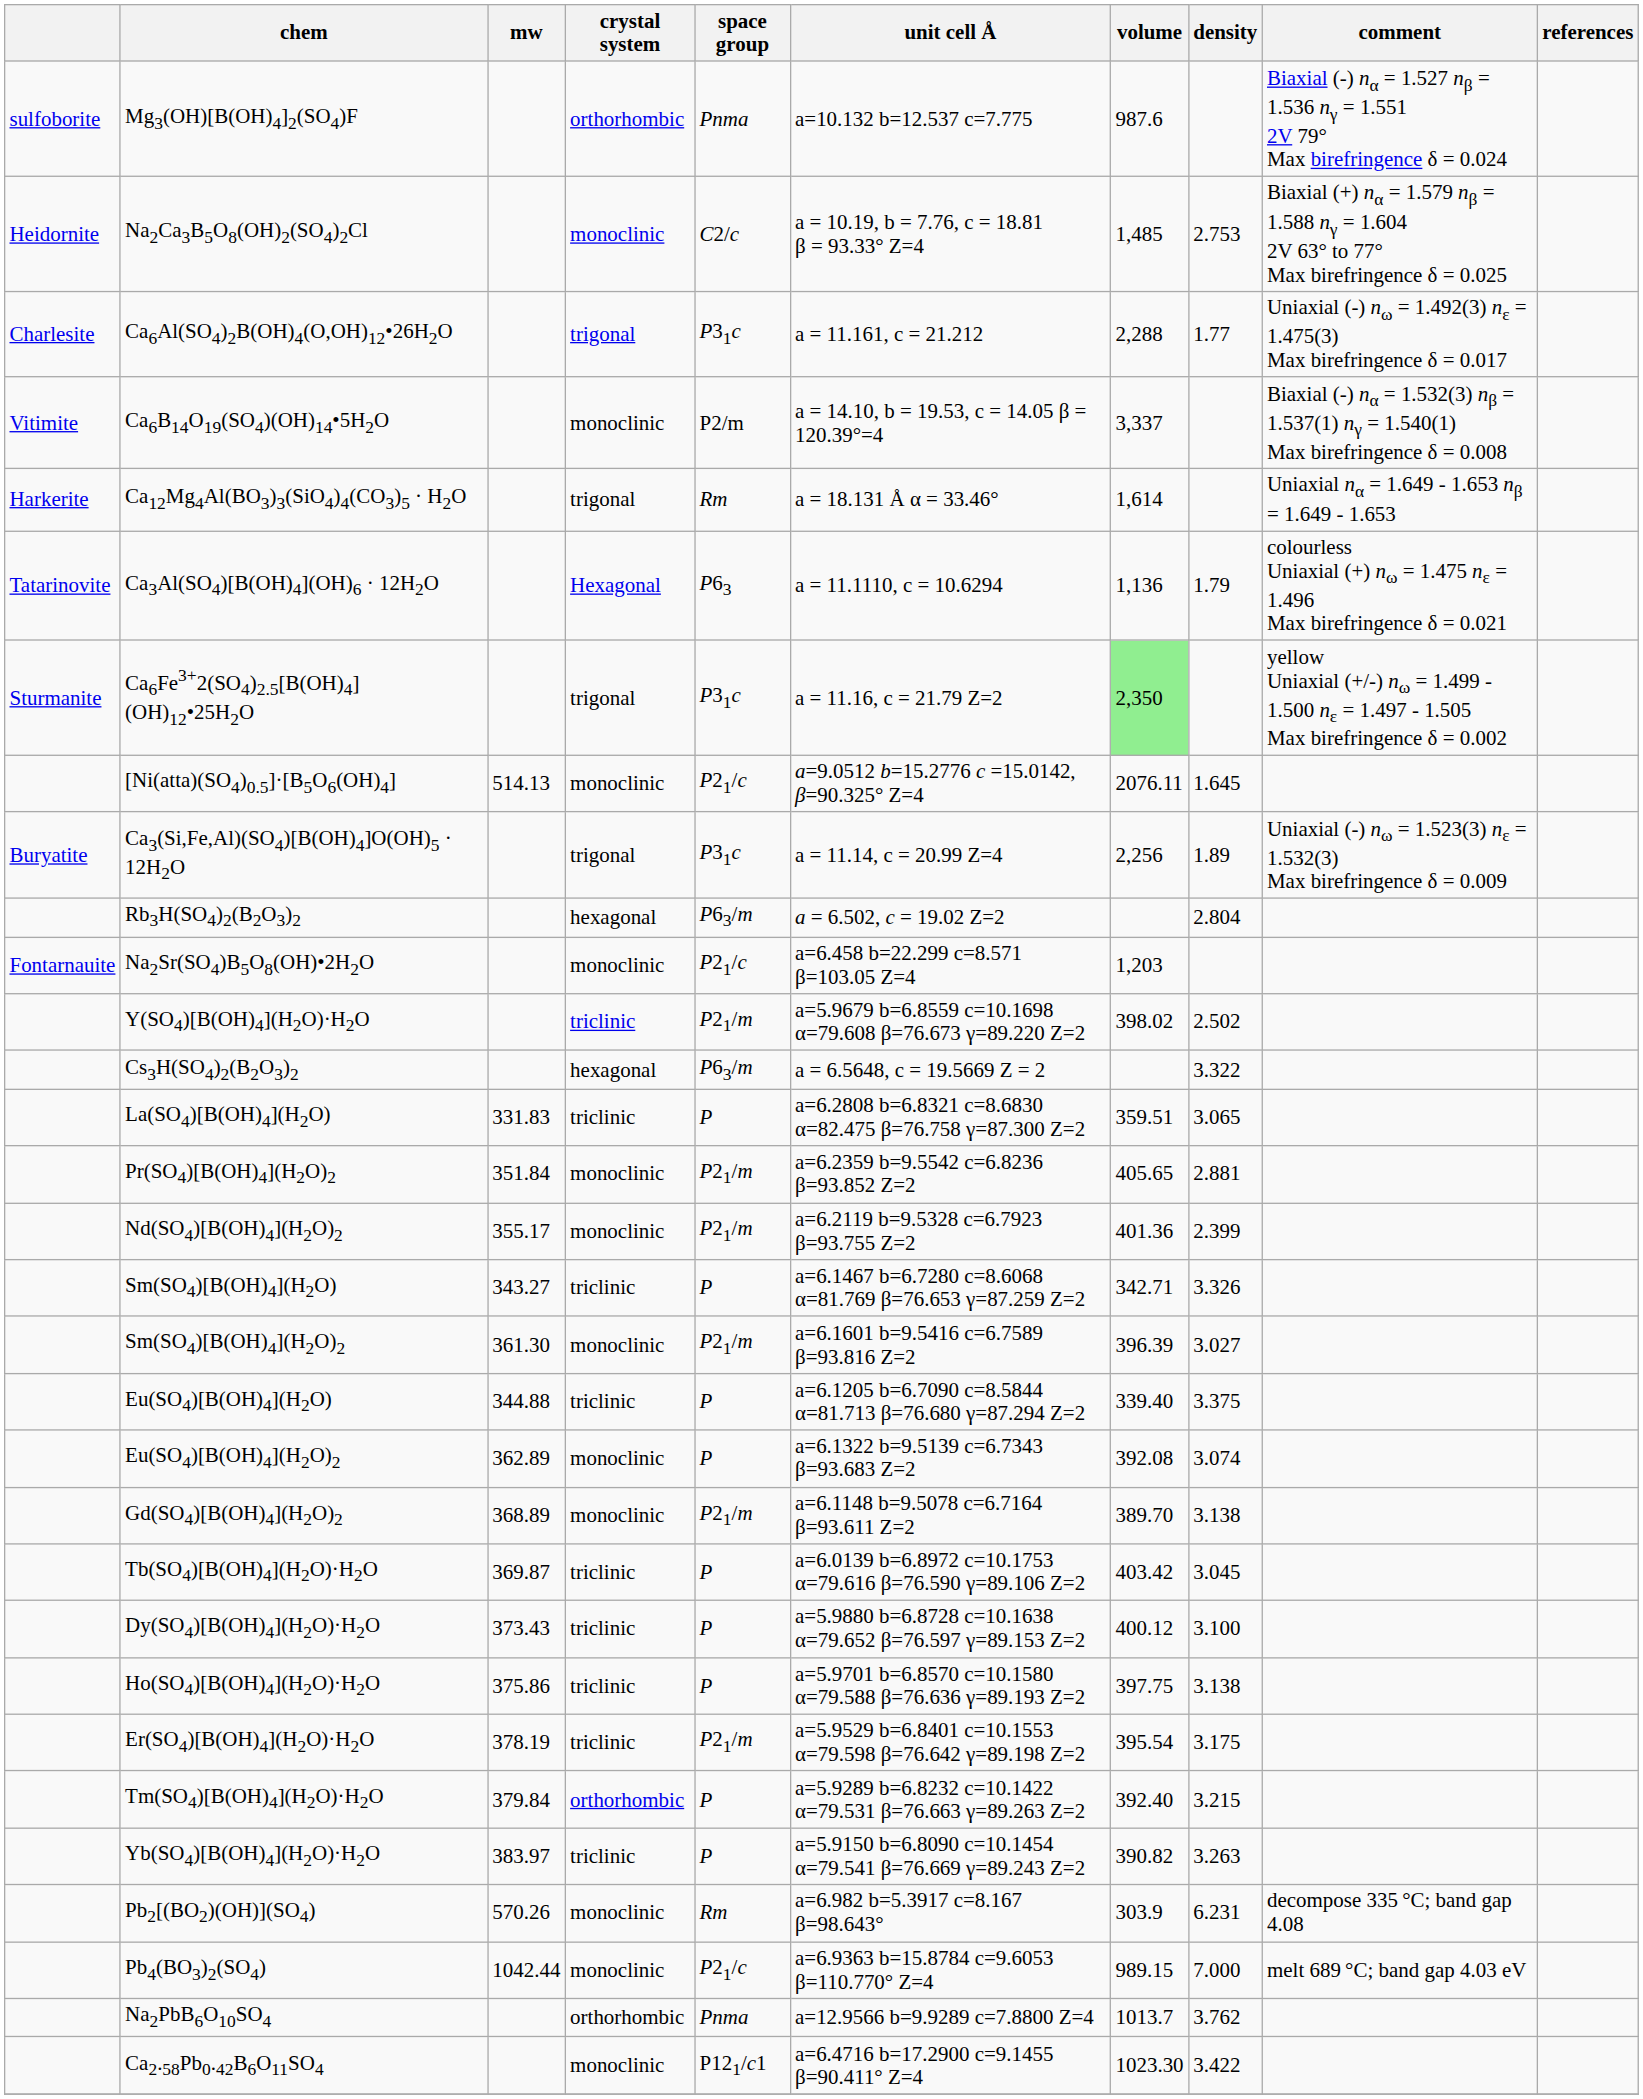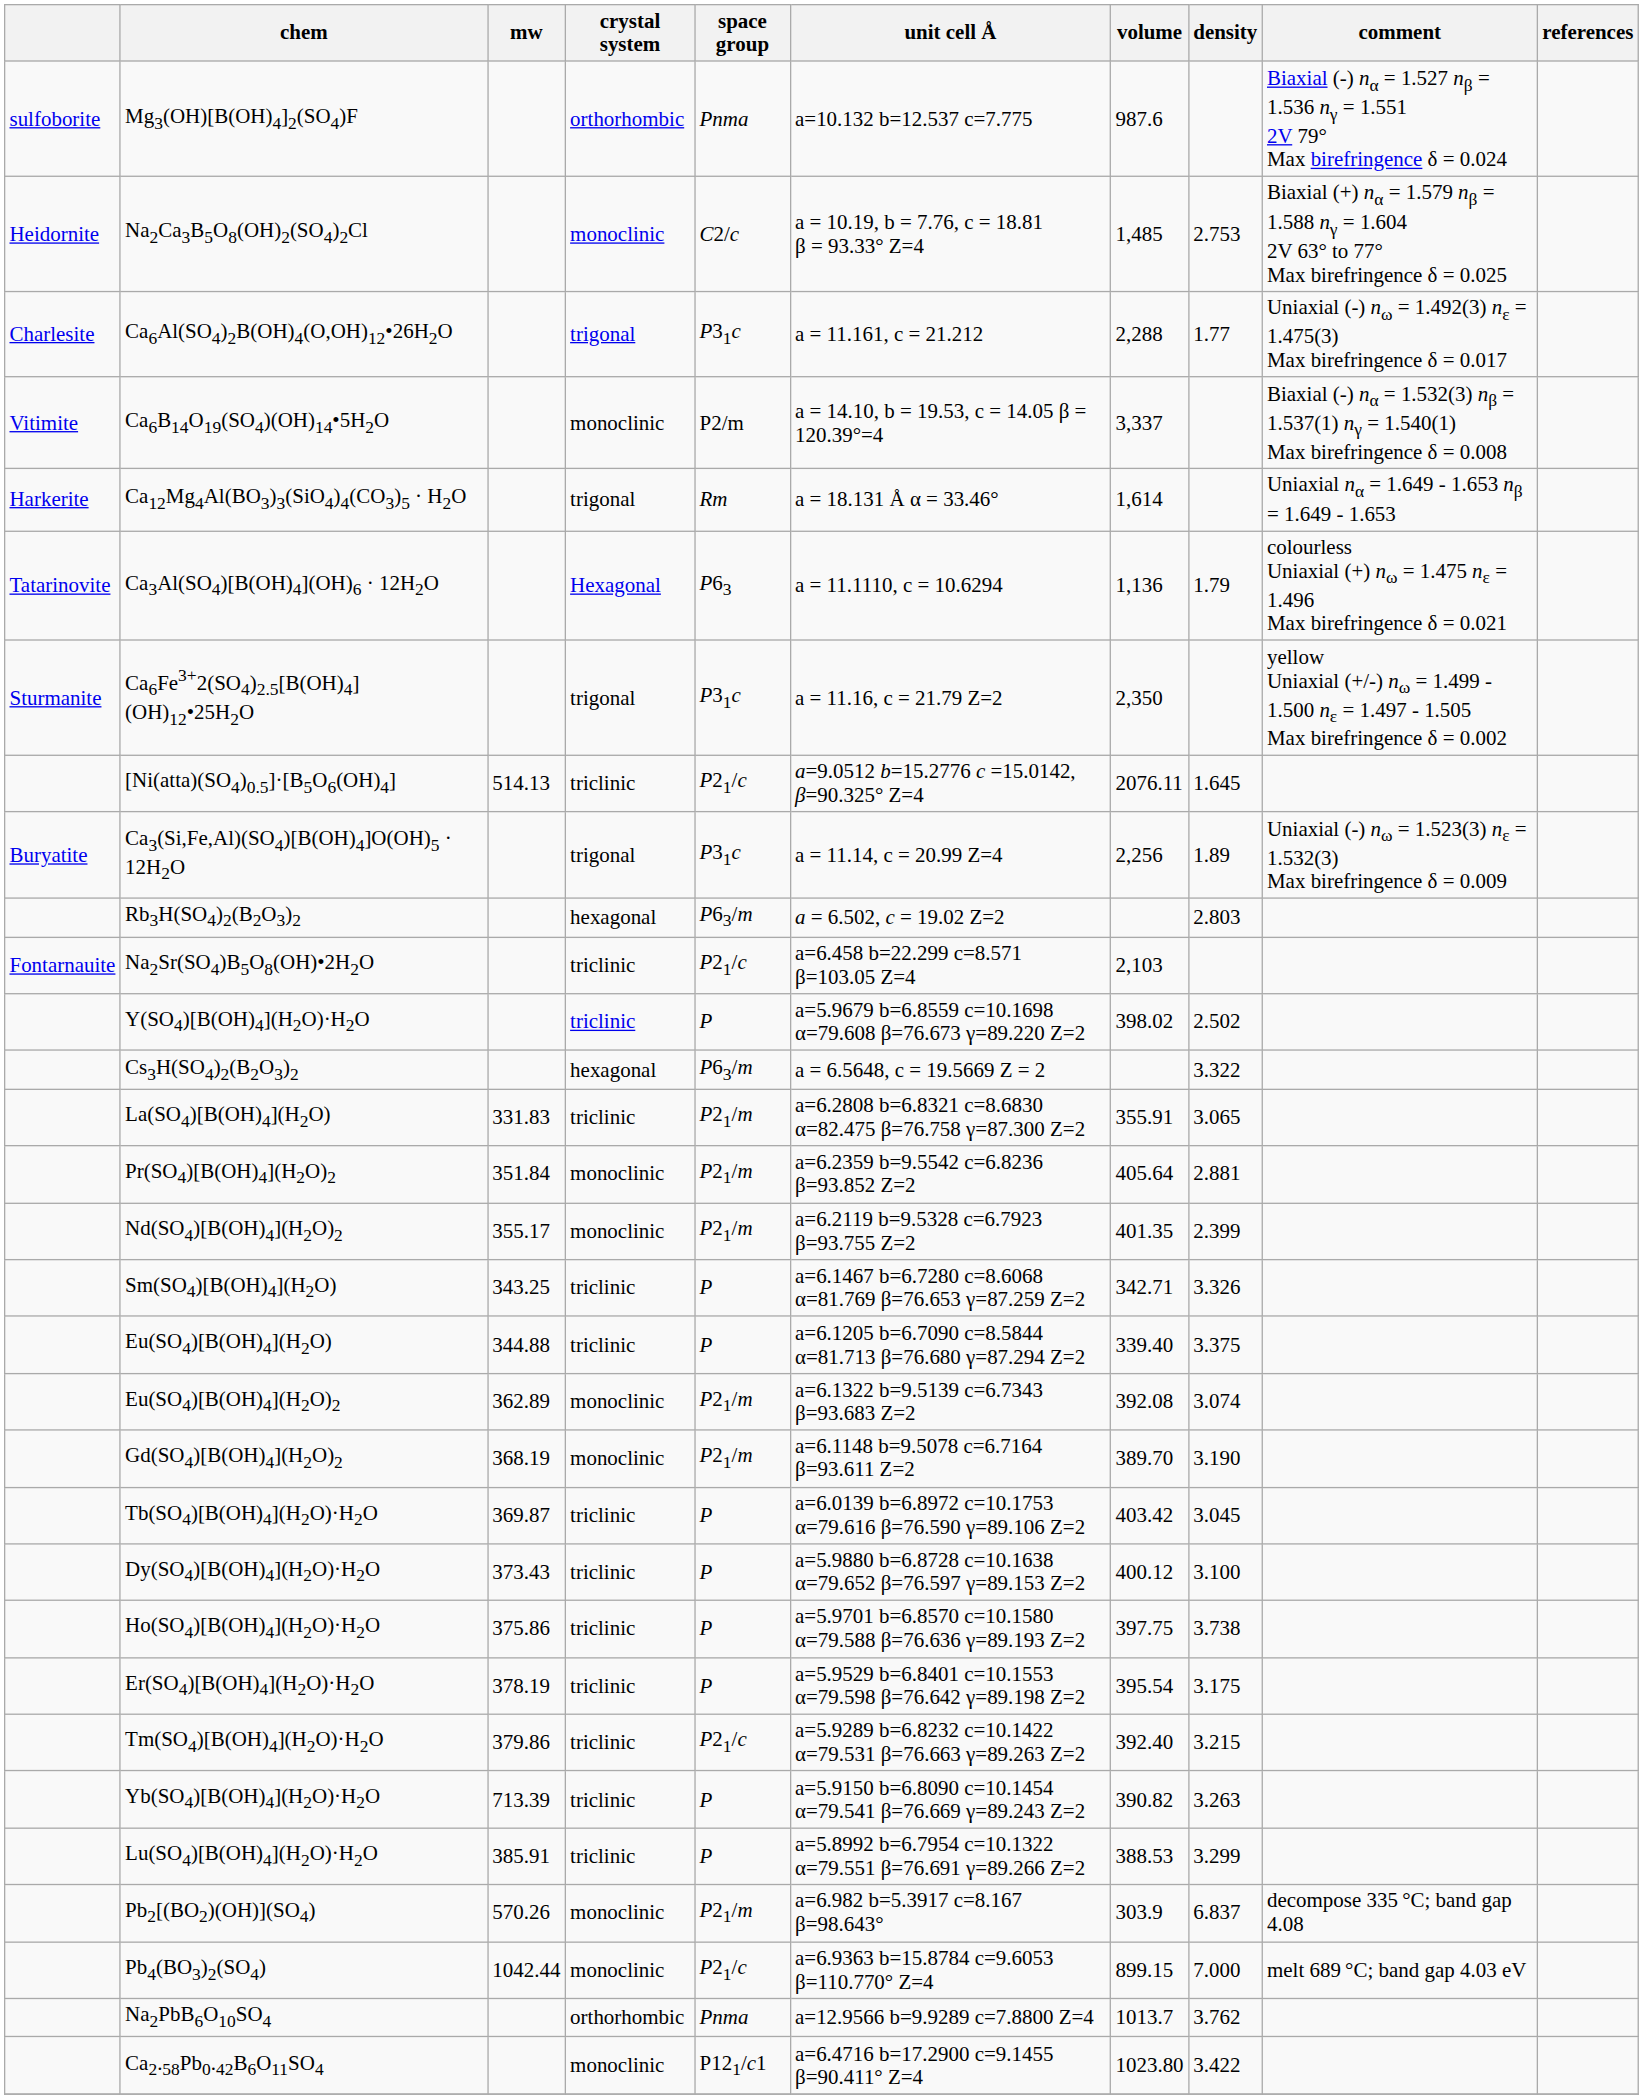(1139, 697) lightgreen background -> (1139, 697) no background
(617, 783) monoclinic -> (603, 783) triclinic
(1217, 917) 2.804 -> (1217, 917) 2.803
(617, 965) monoclinic -> (603, 965) triclinic
(1139, 965) 1,203 -> (1139, 965) 2,103
(726, 1021) P21/m -> (706, 1021) P
(706, 1117) P -> (726, 1117) P21/m
(1144, 1117) 359.51 -> (1144, 1117) 355.91
(1144, 1174) 405.65 -> (1144, 1174) 405.64
(1144, 1231) 401.36 -> (1144, 1231) 401.35
(521, 1287) 343.27 -> (521, 1287) 343.25
- row: (235, 1344)
(706, 1458) P -> (726, 1401) P21/m
(521, 1515) 368.89 -> (521, 1458) 368.19
(1217, 1515) 3.138 -> (1217, 1458) 3.190
(1217, 1685) 3.138 -> (1217, 1628) 3.738
(726, 1742) P21/m -> (706, 1685) P
(521, 1799) 379.84 -> (521, 1742) 379.86
(627, 1799) orthorhombic -> (603, 1742) triclinic
(706, 1799) P -> (723, 1742) P21/c
(521, 1856) 383.97 -> (521, 1799) 713.39
+ row: (251, 1856)
(714, 1912) Rm -> (726, 1912) P21/m
(1217, 1912) 6.231 -> (1217, 1912) 6.837
(1144, 1969) 989.15 -> (1144, 1969) 899.15
(1150, 2065) 1023.30 -> (1150, 2065) 1023.80
